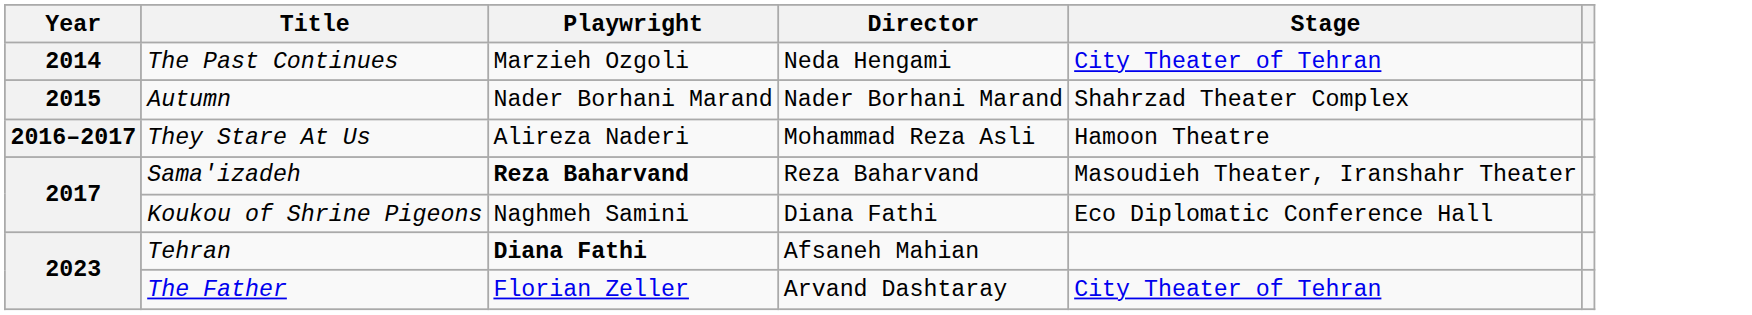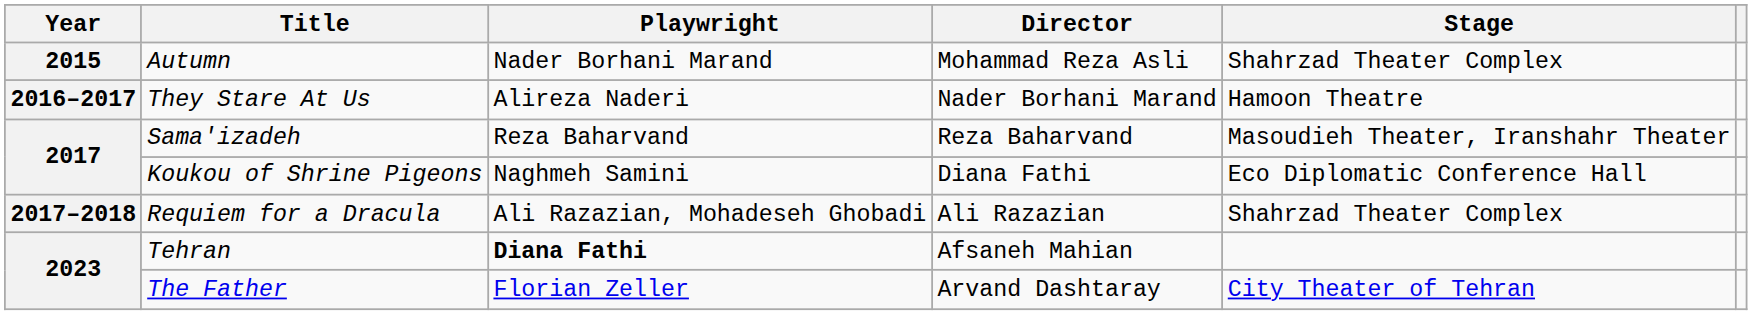- row: (273, 62)
(923, 100) Nader Borhani Marand -> (1063, 62) Mohammad Reza Asli
(909, 138) Mohammad Reza Asli -> (1077, 100) Nader Borhani Marand
(591, 176) bold -> (591, 138) normal
+ row: (294, 213)
